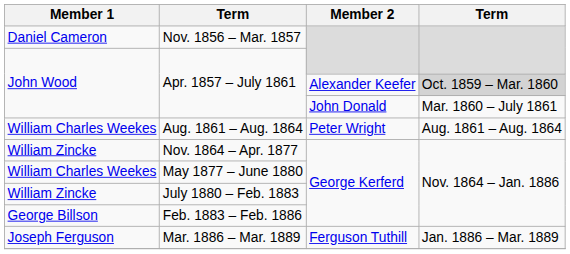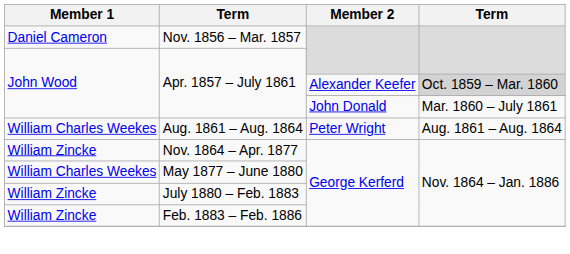(53, 215) George Billson -> (52, 215) William Zincke
- row: (232, 237)
